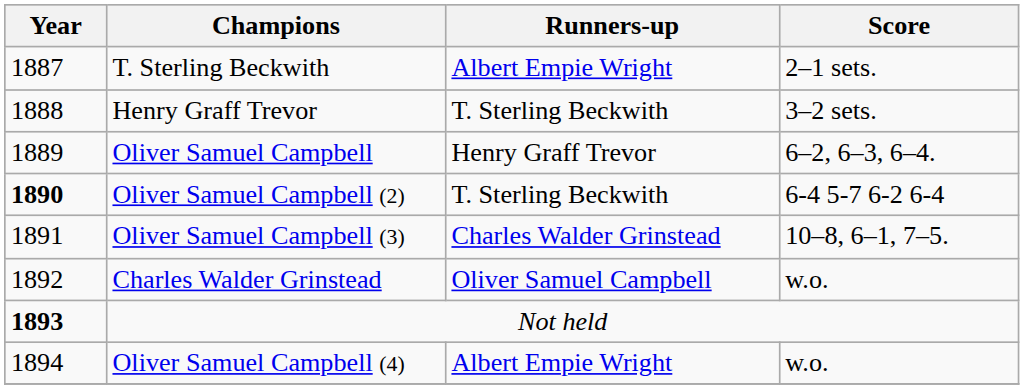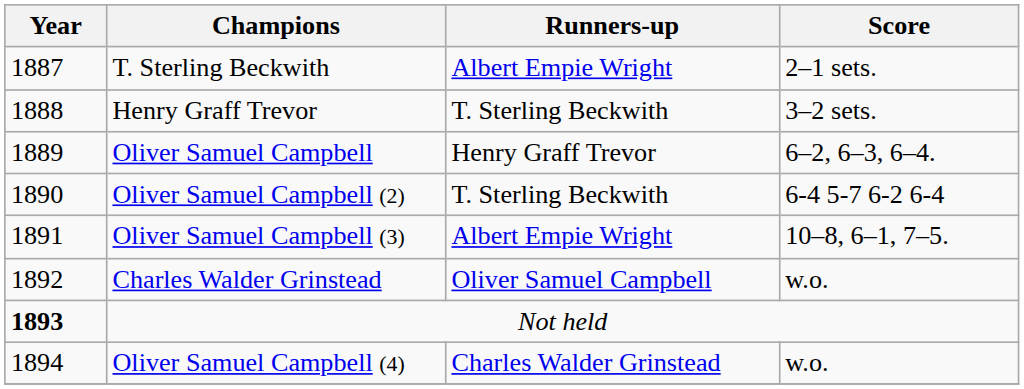(37, 193) bold -> (37, 193) normal
(586, 236) Charles Walder Grinstead -> (562, 236) Albert Empie Wright
(562, 362) Albert Empie Wright -> (586, 362) Charles Walder Grinstead
